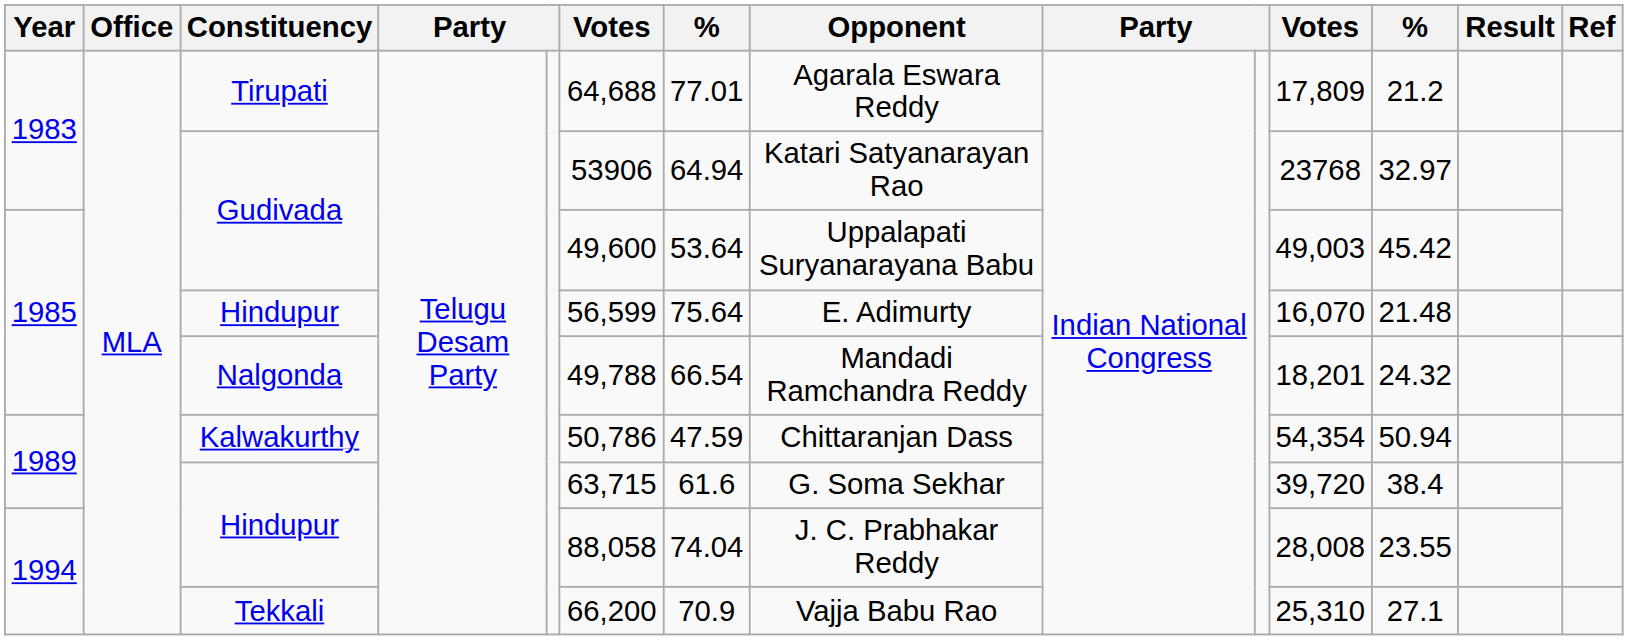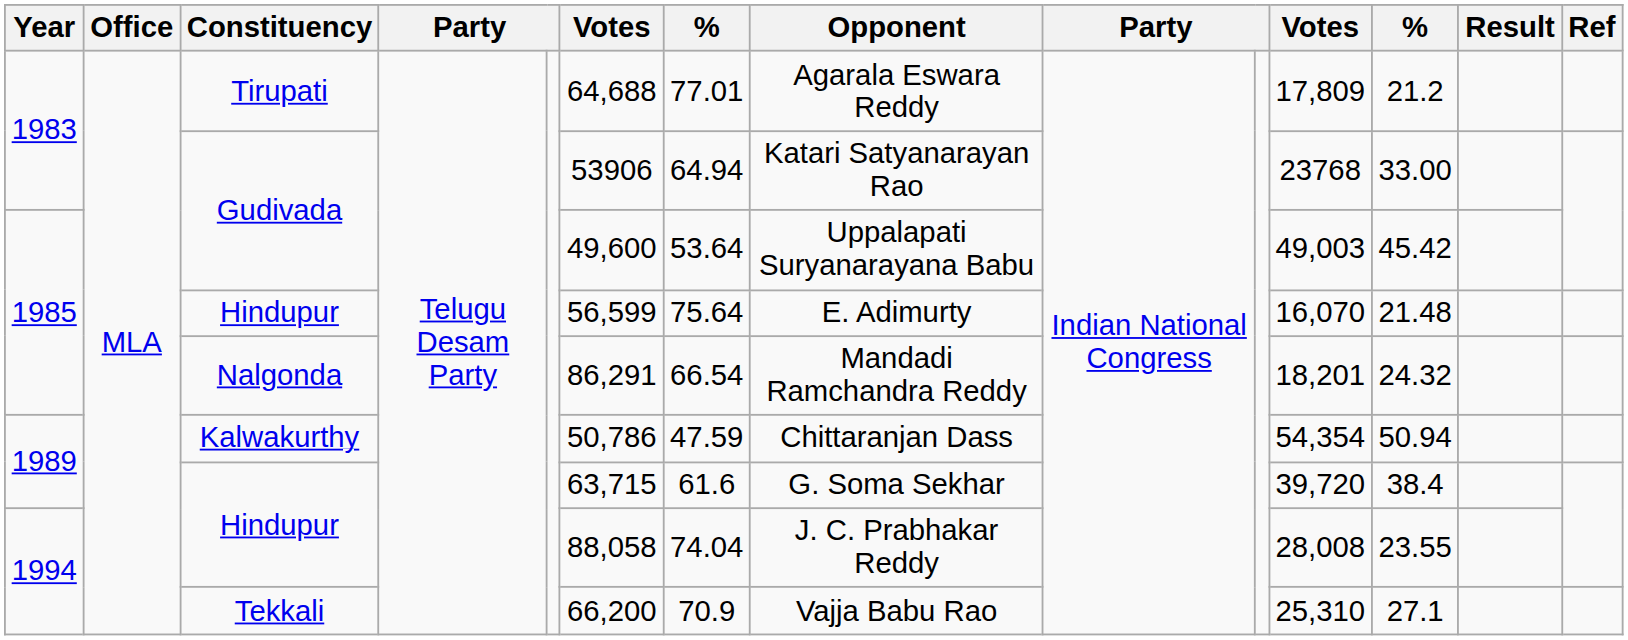(1415, 170) 32.97 -> (1415, 170) 33.00
(612, 375) 49,788 -> (612, 375) 86,291
